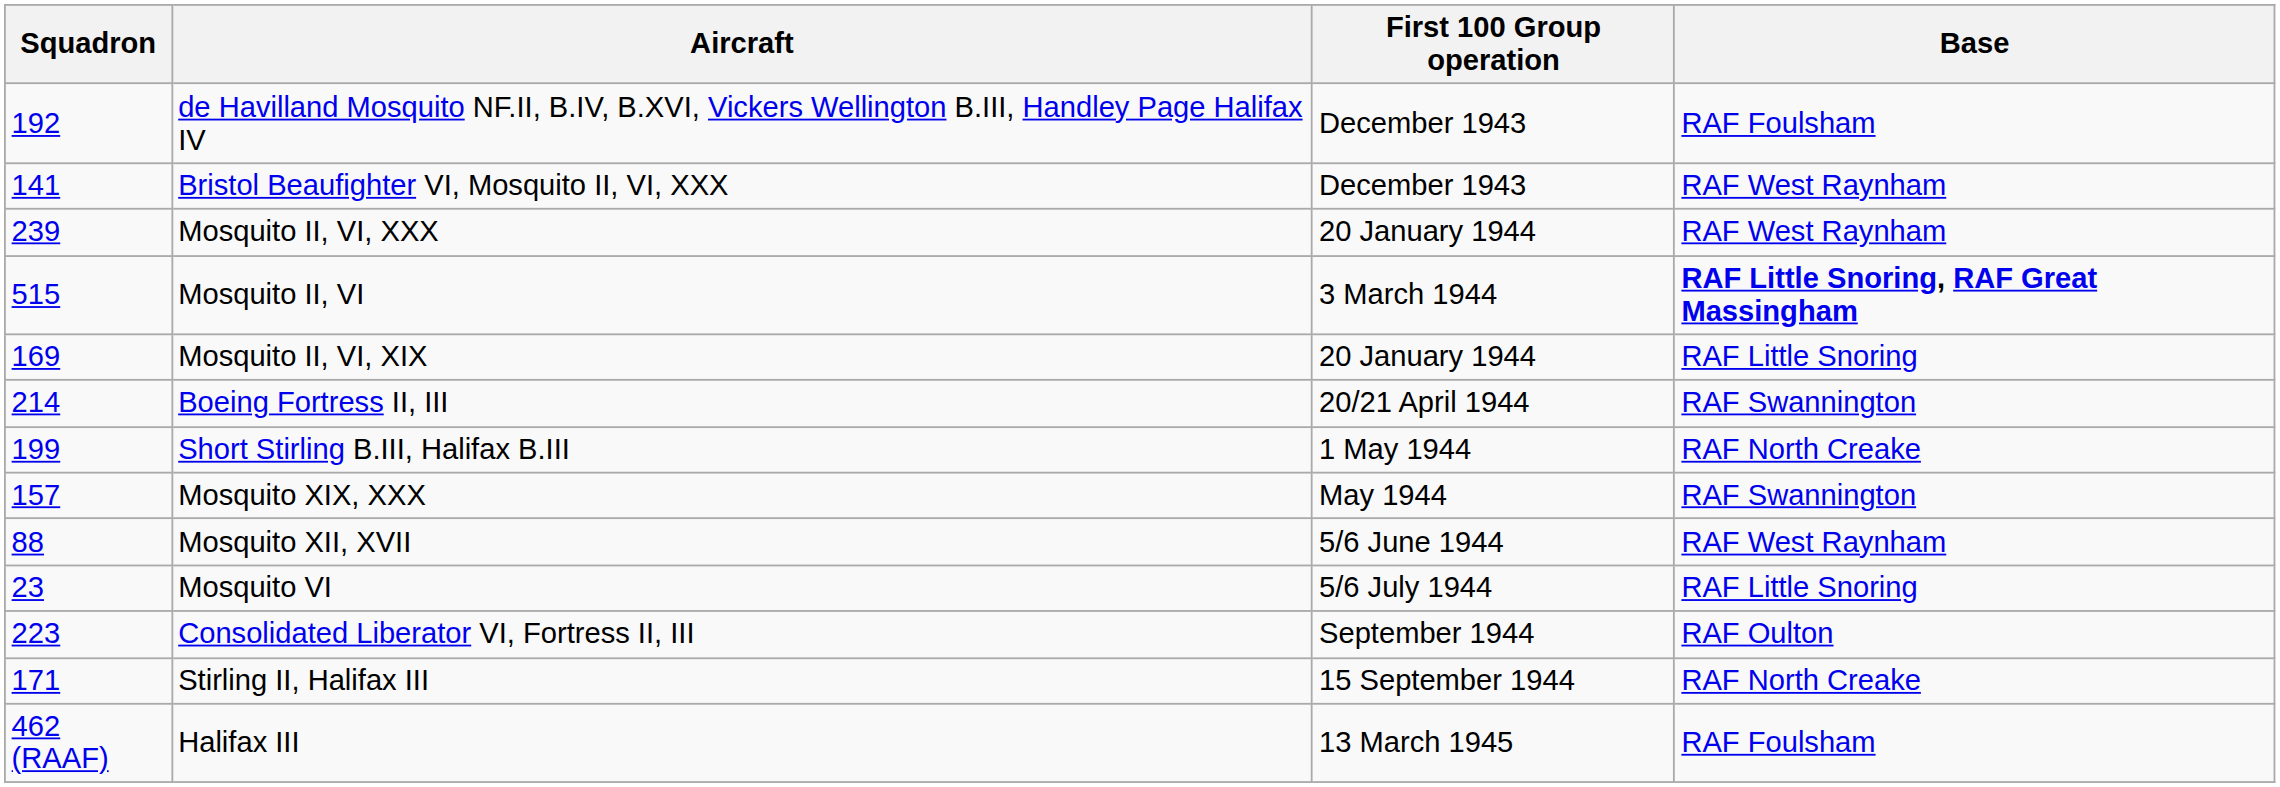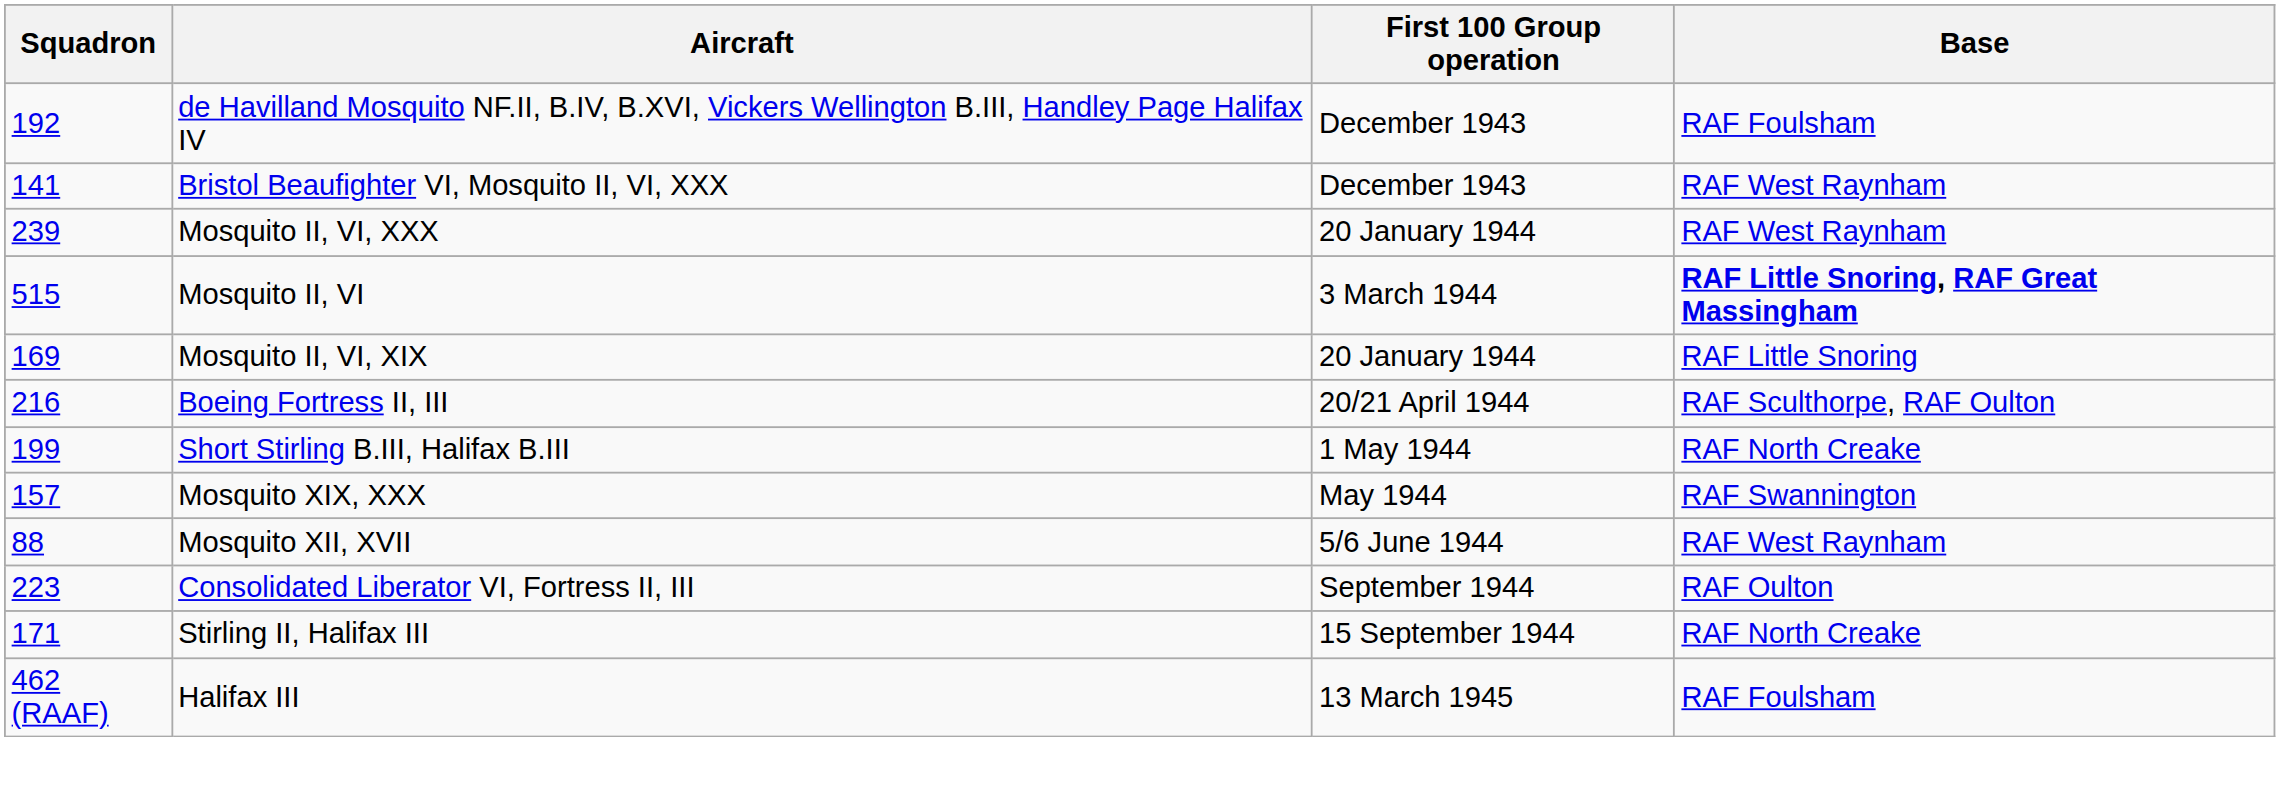(36, 402) 214 -> (36, 402) 216
(1799, 402) RAF Swannington -> (1868, 402) RAF Sculthorpe, RAF Oulton
- row: (255, 587)
